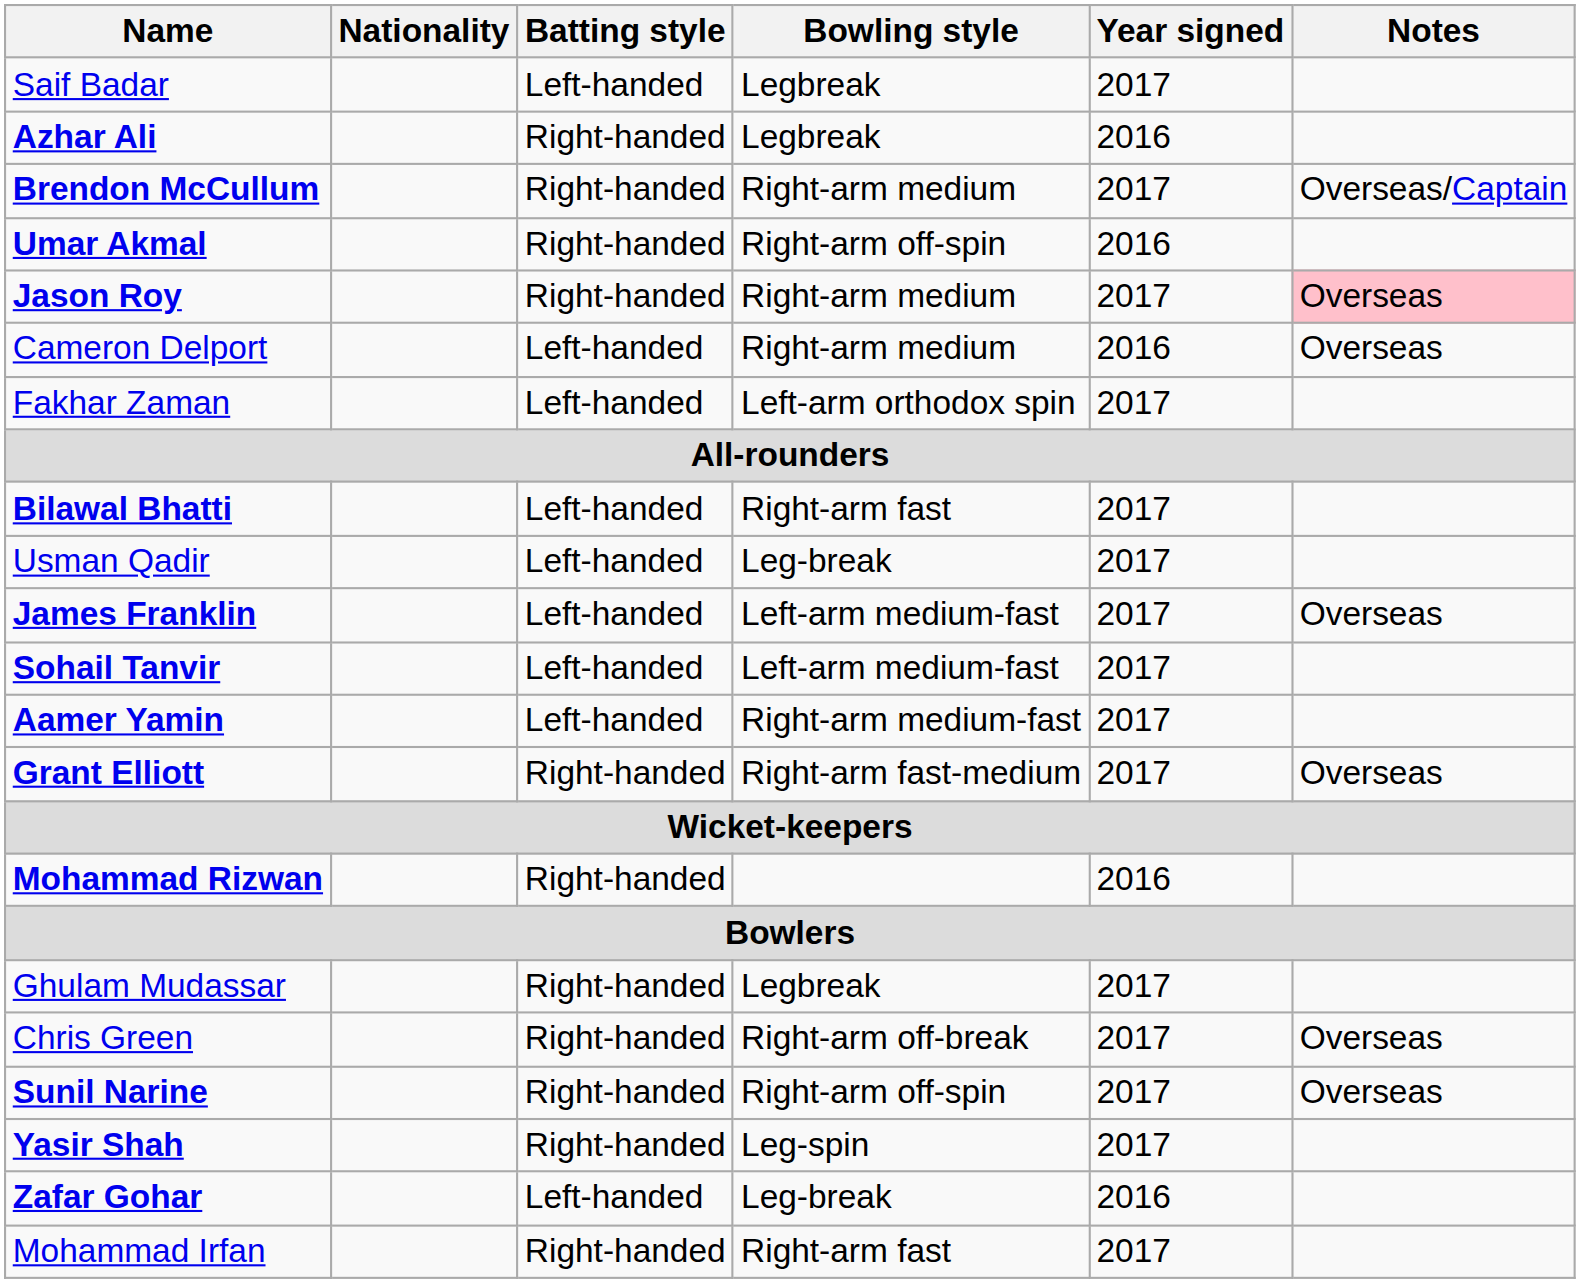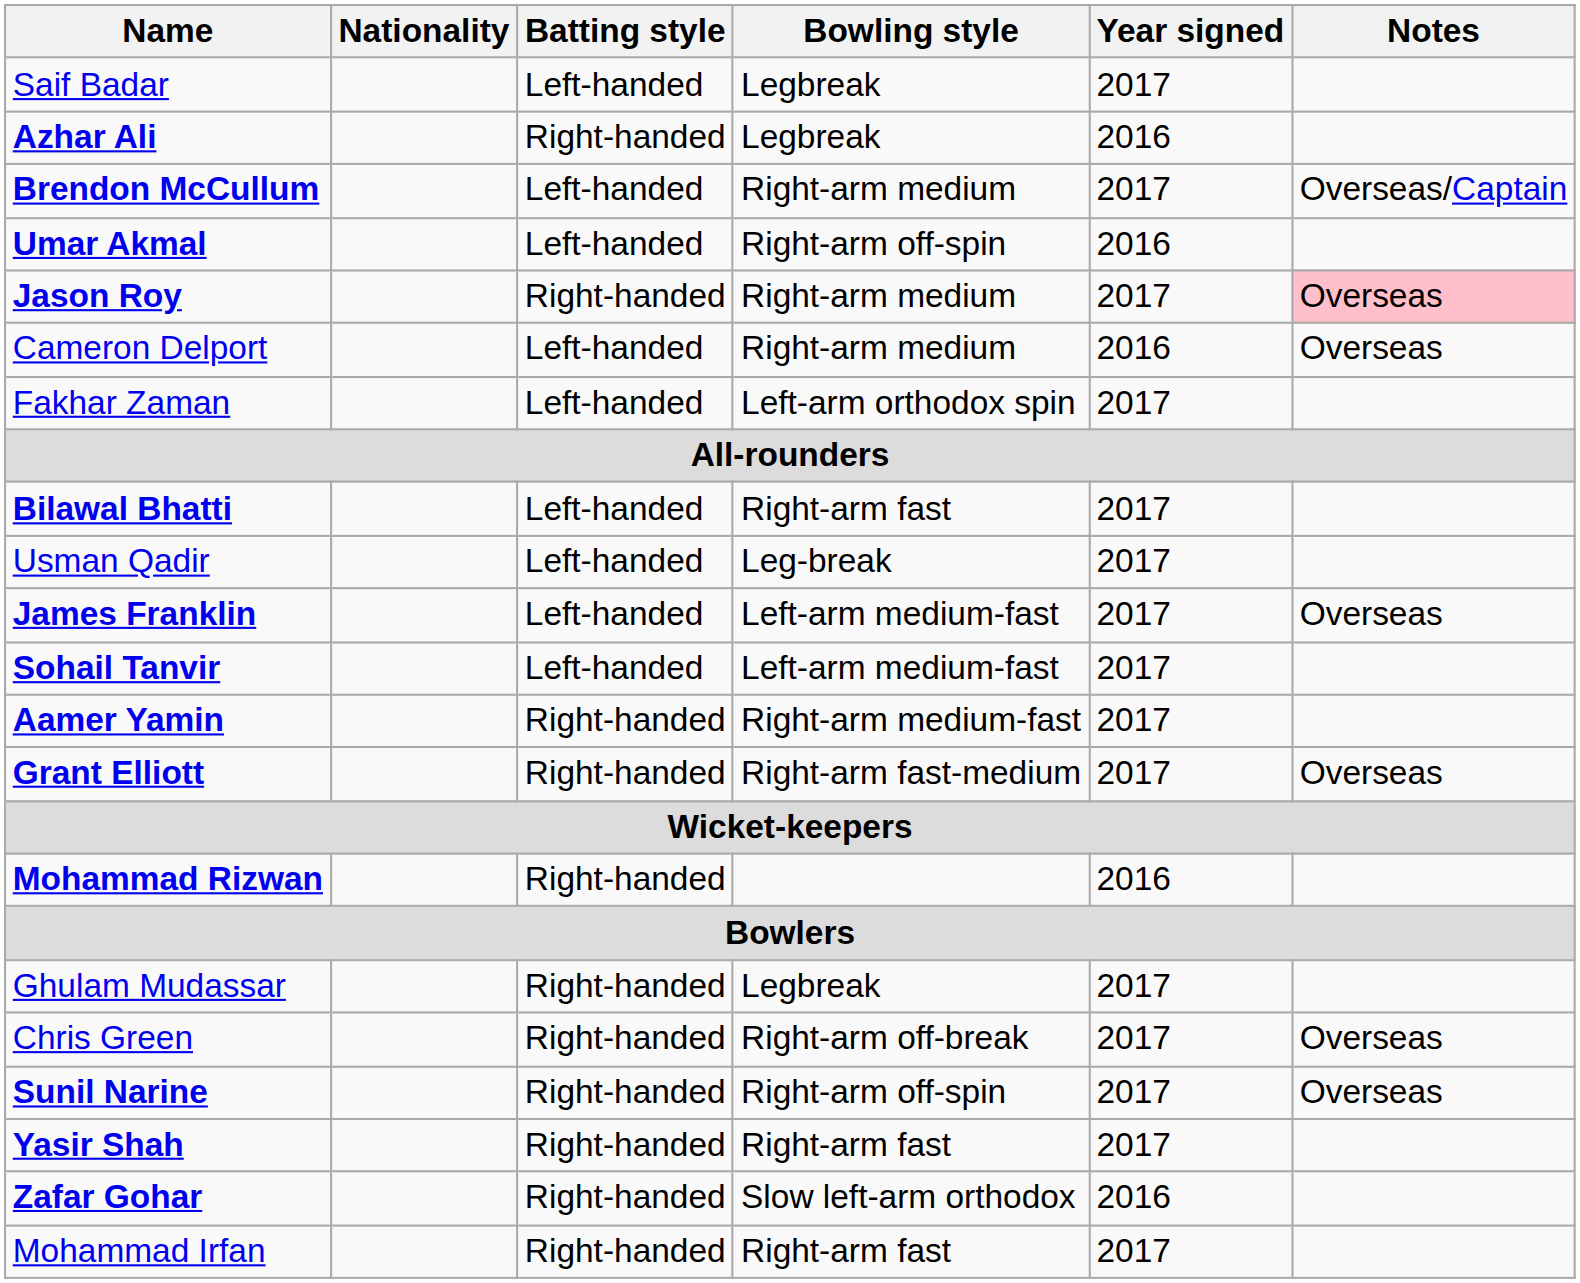(625, 190) Right-handed -> (614, 190) Left-handed
(625, 243) Right-handed -> (614, 243) Left-handed
(614, 720) Left-handed -> (625, 720) Right-handed
(805, 1144) Leg-spin -> (846, 1144) Right-arm fast
(614, 1197) Left-handed -> (625, 1197) Right-handed
(816, 1197) Leg-break -> (908, 1197) Slow left-arm orthodox
